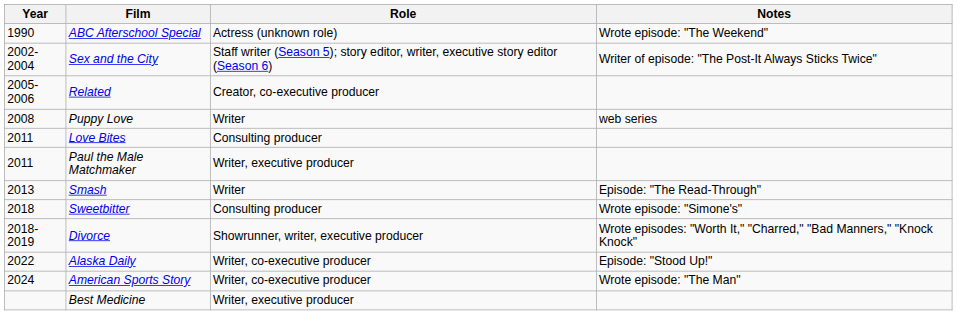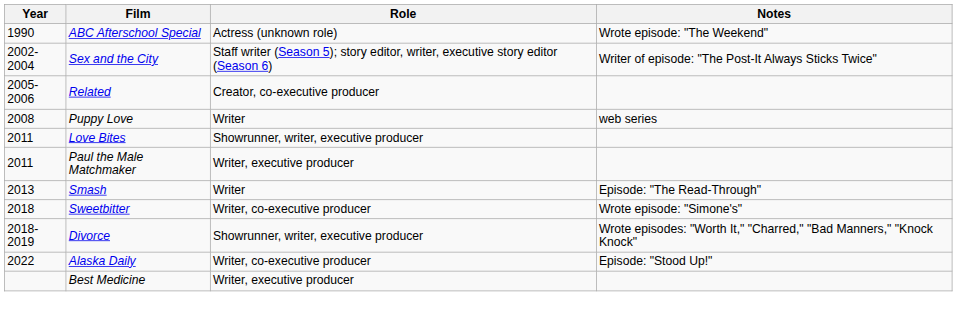(267, 137) Consulting producer -> (318, 137) Showrunner, writer, executive producer
(267, 209) Consulting producer -> (292, 209) Writer, co-executive producer
- row: (130, 280)
